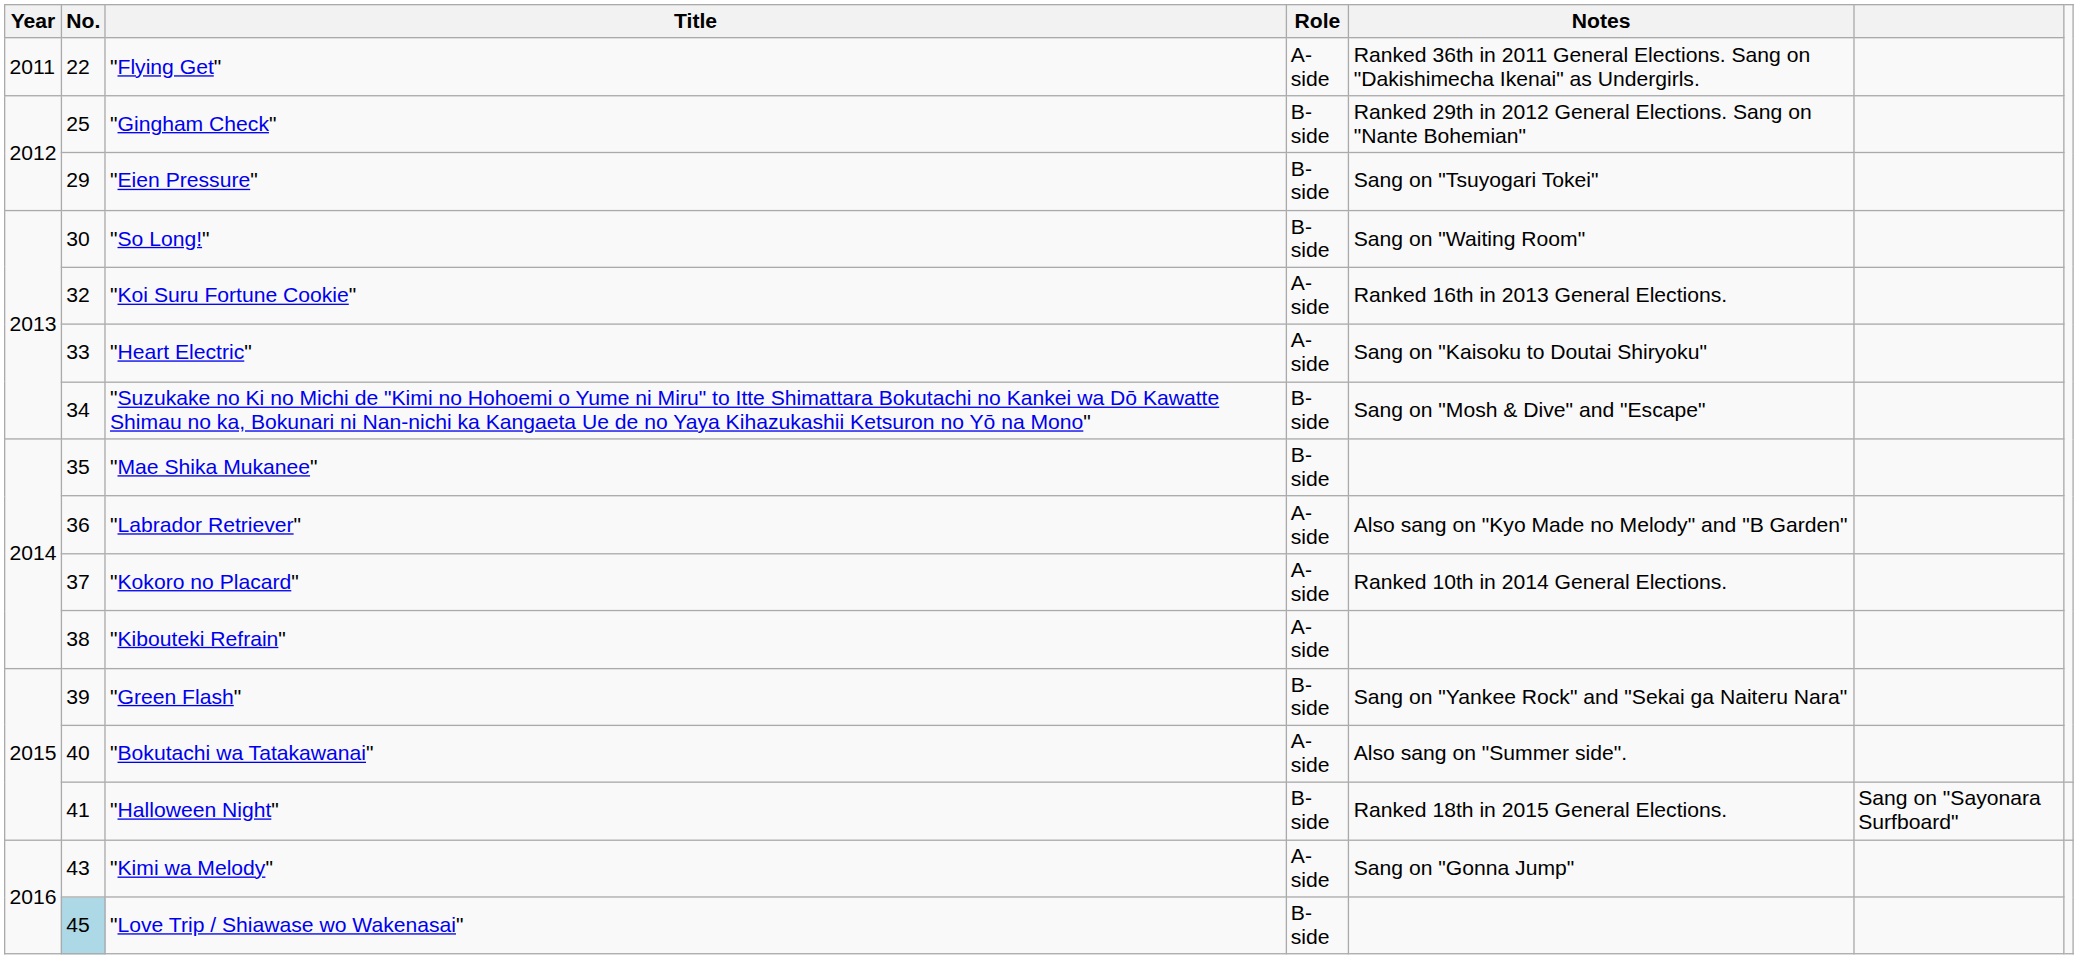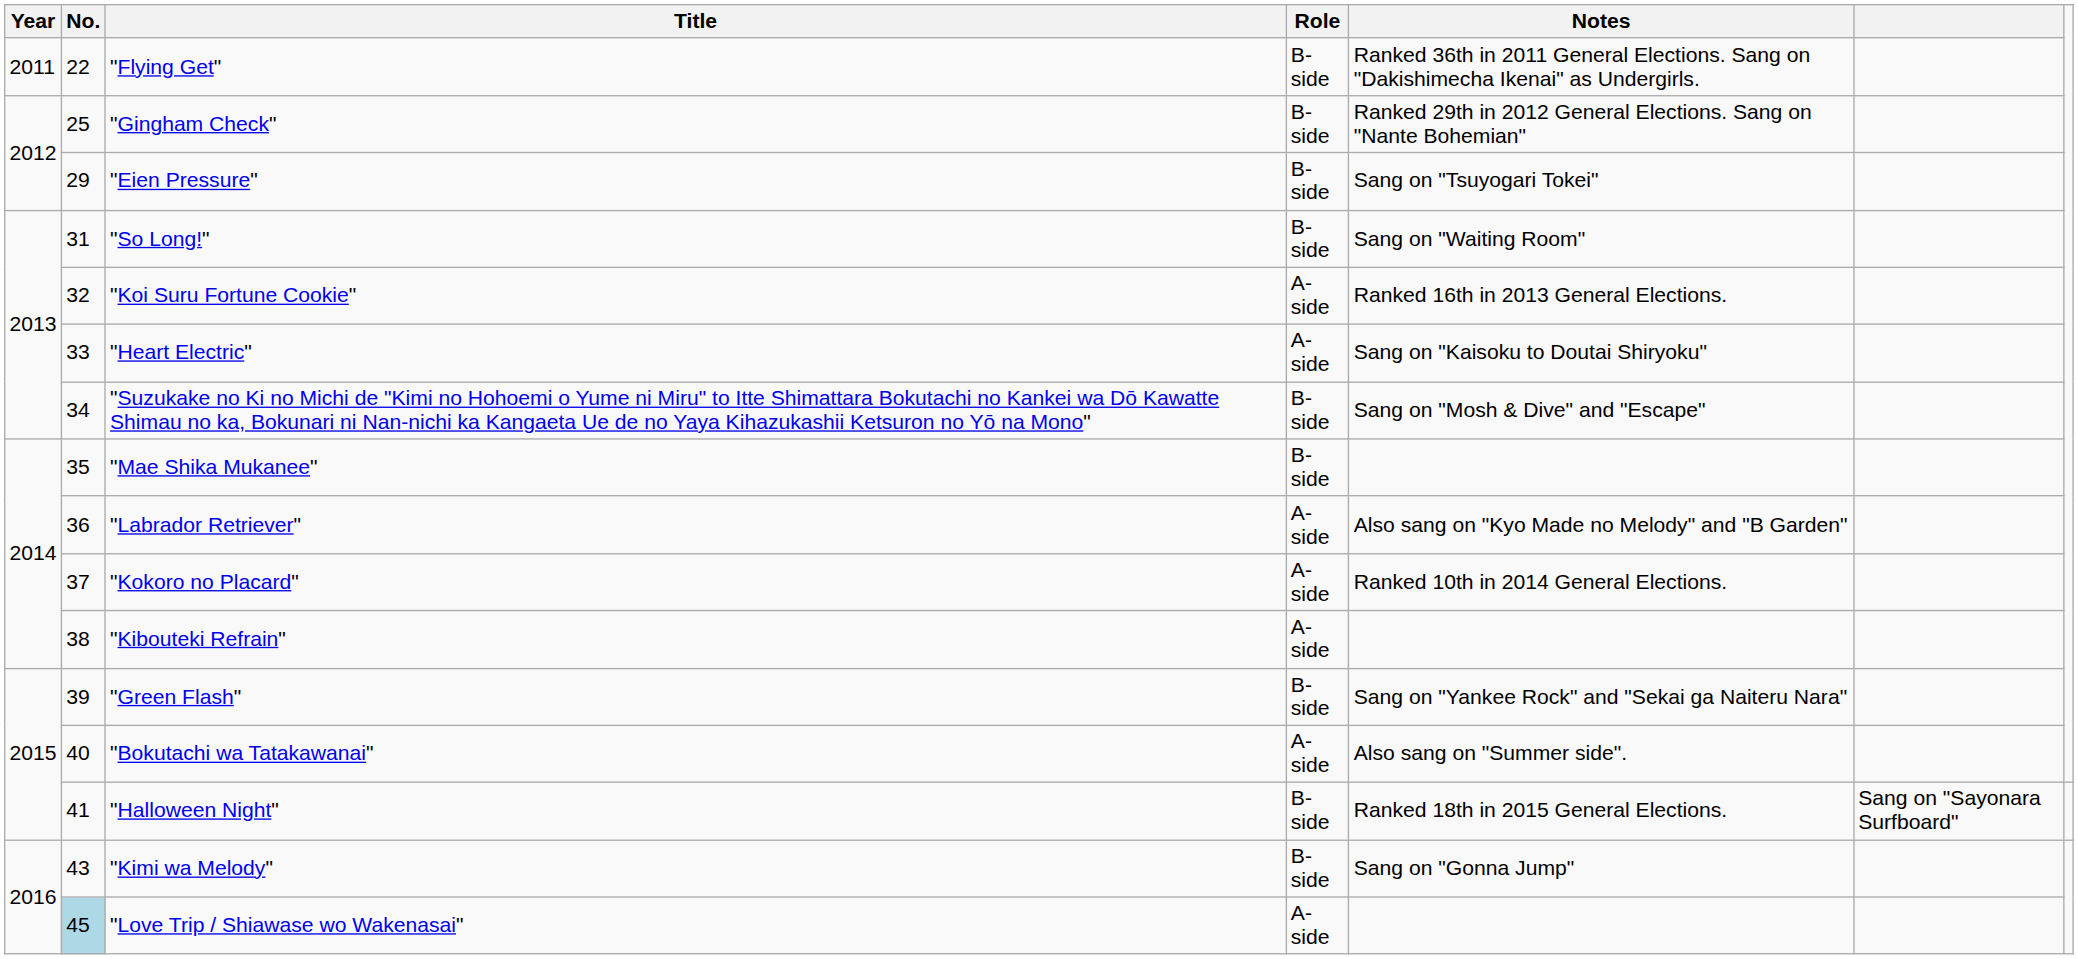(1310, 66) A-side -> (1310, 66) B-side
(78, 238) 30 -> (78, 238) 31
(1310, 868) A-side -> (1310, 868) B-side
(1310, 925) B-side -> (1310, 925) A-side
